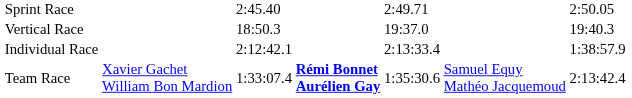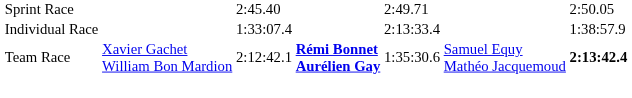- row: (44, 29)
(264, 49) 2:12:42.1 -> (264, 29) 1:33:07.4
(264, 78) 1:33:07.4 -> (264, 57) 2:12:42.1
(598, 78) normal -> (598, 57) bold
